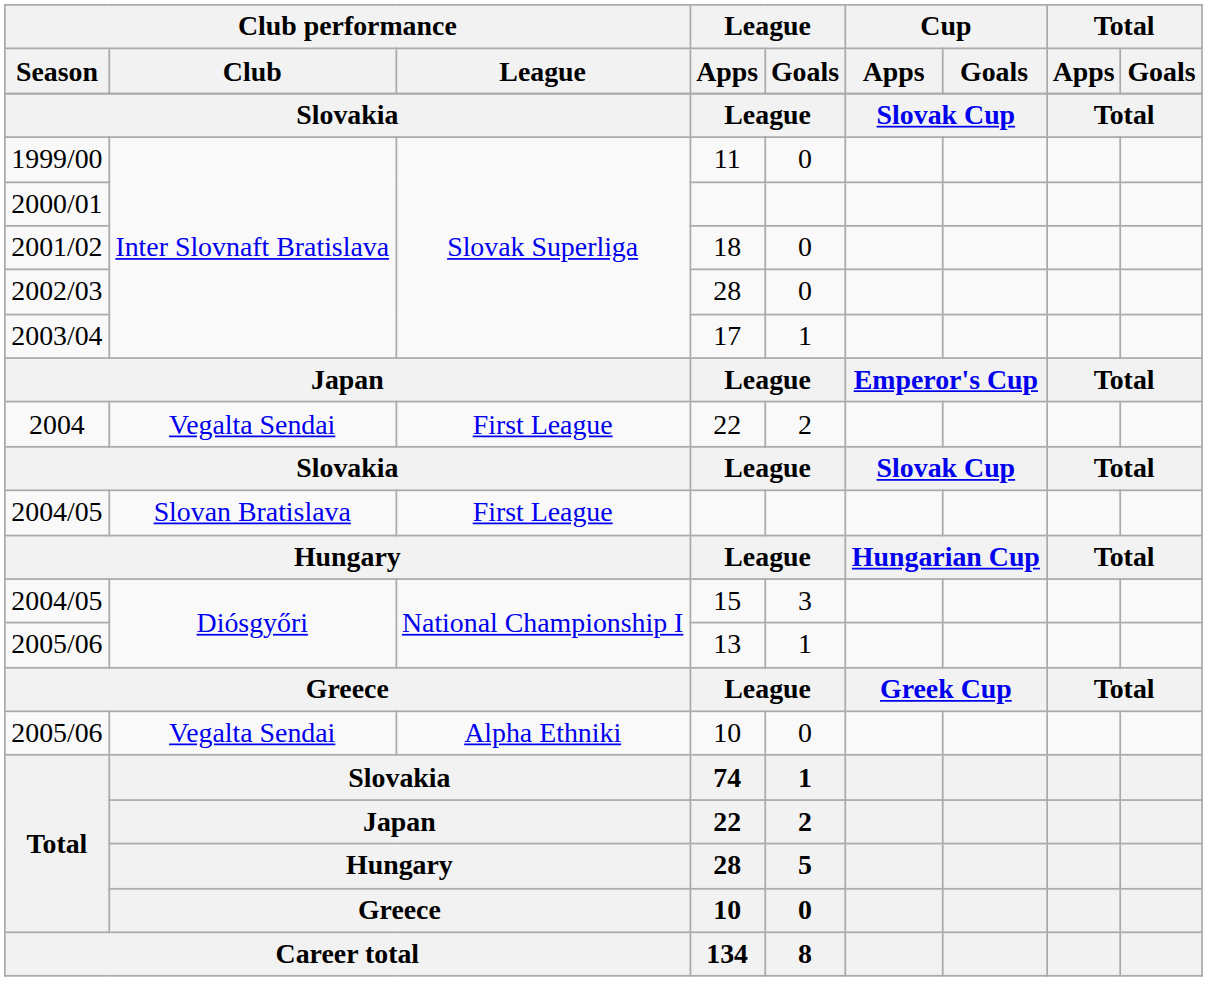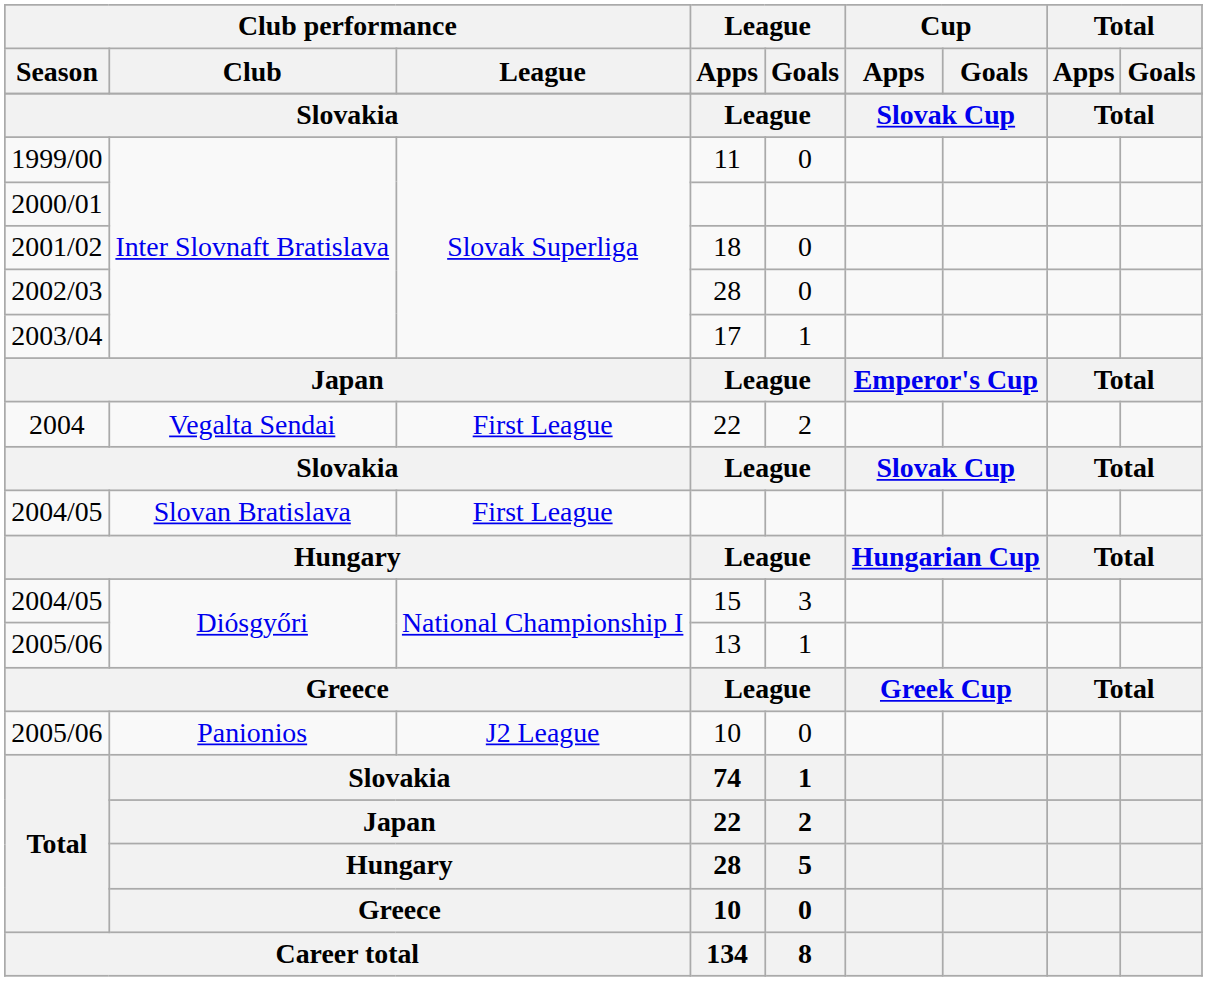(252, 733) Vegalta Sendai -> (252, 733) Panionios
(543, 733) Alpha Ethniki -> (543, 733) J2 League
